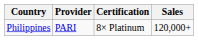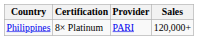columns swapped: (73, 12) <-> (123, 12)
